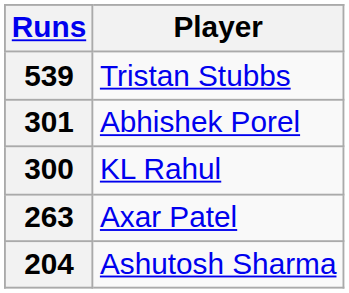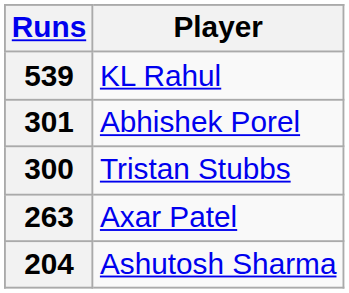(195, 75) Tristan Stubbs -> (161, 75) KL Rahul
(161, 169) KL Rahul -> (195, 169) Tristan Stubbs
